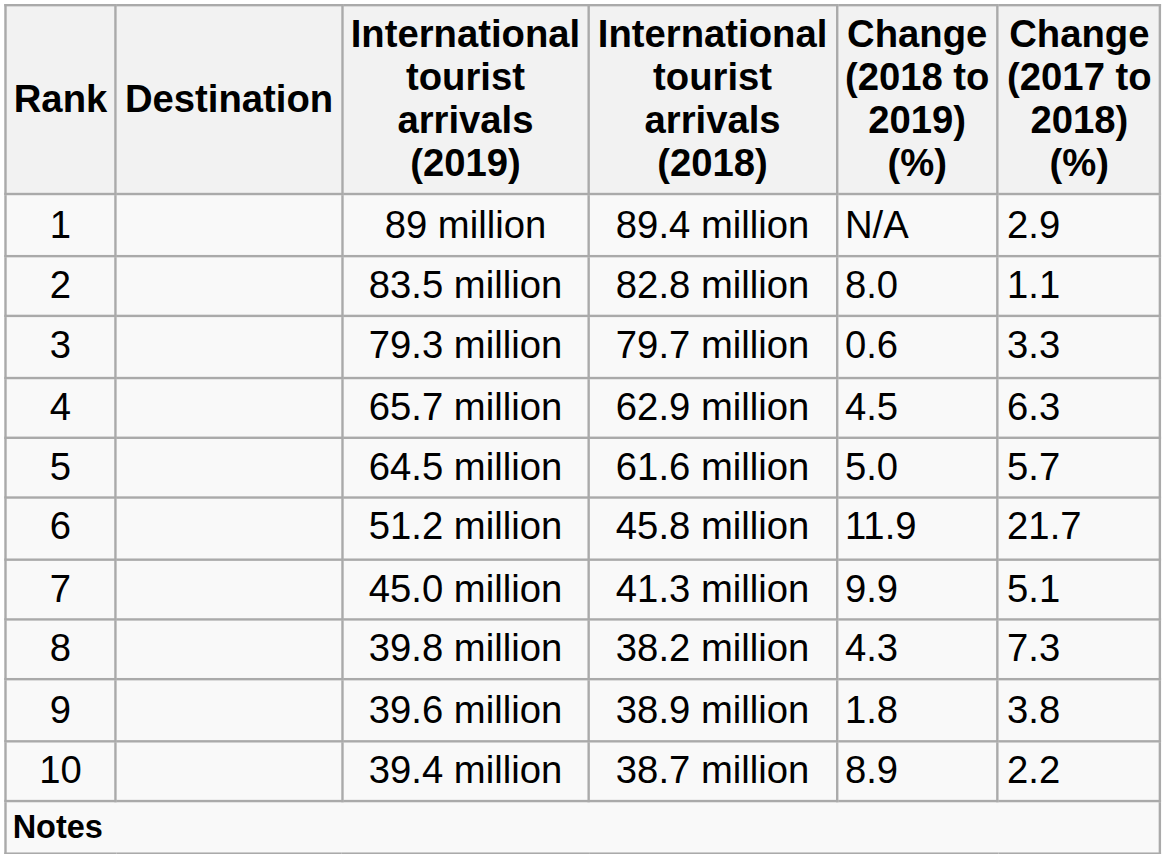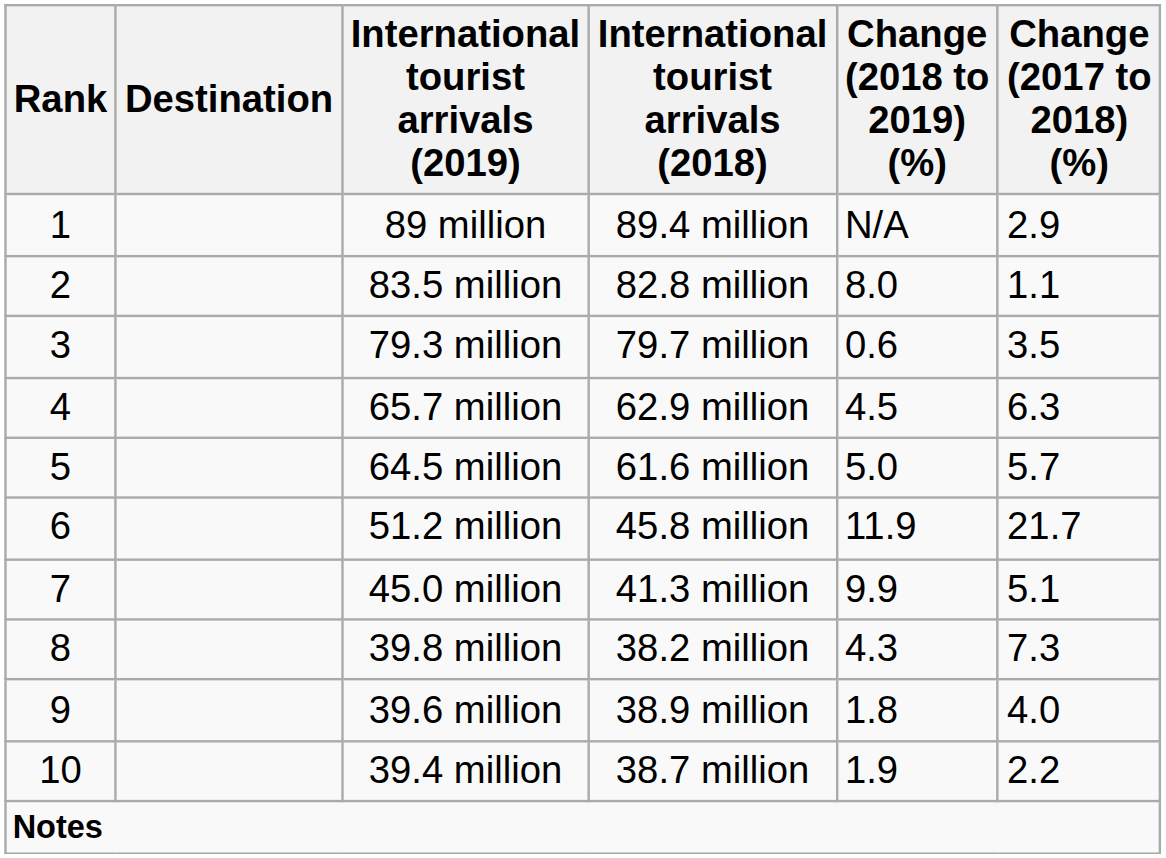(1034, 345) 3.3 -> (1034, 345) 3.5
(1034, 709) 3.8 -> (1034, 709) 4.0
(872, 770) 8.9 -> (872, 770) 1.9
